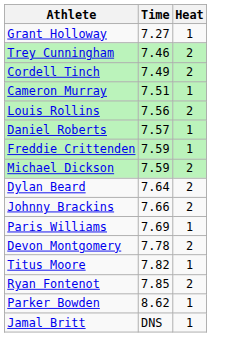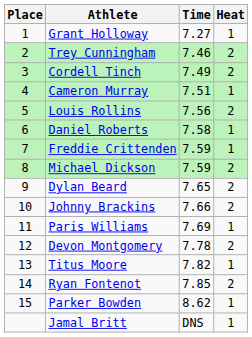+ column: (25, 14)
(155, 130) 7.57 -> (197, 130) 7.58
(155, 188) 7.64 -> (197, 188) 7.65
